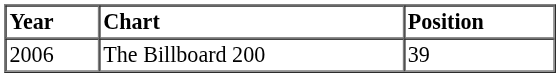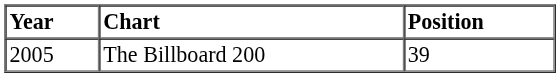(32, 54) 2006 -> (32, 54) 2005
